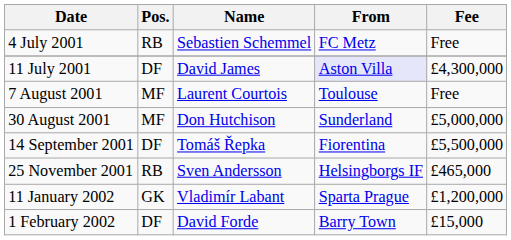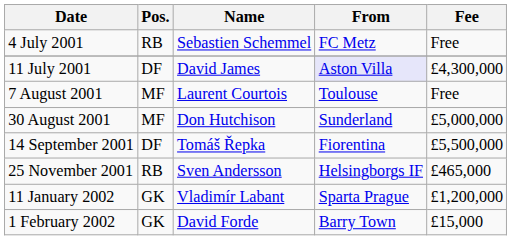(152, 222) DF -> (153, 222) GK
